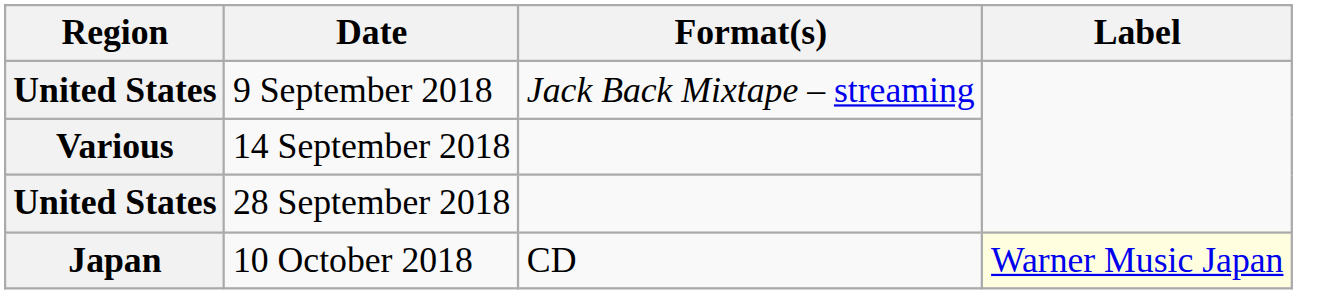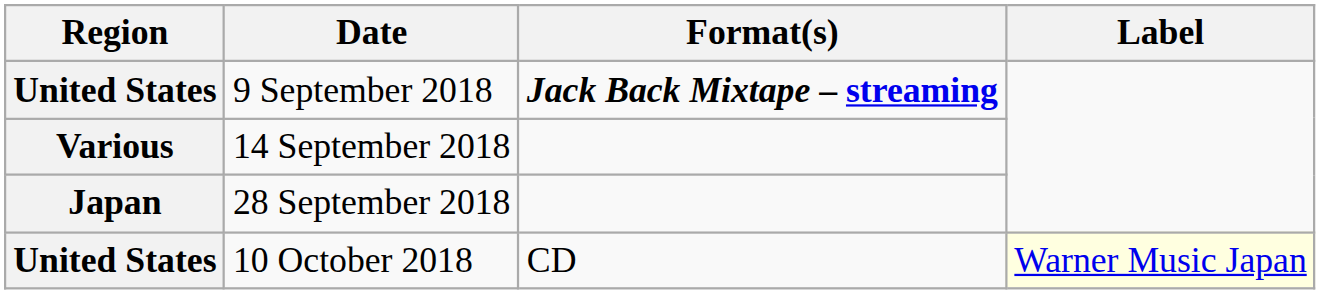(751, 89) normal -> (762, 89) bold
(115, 202) United States -> (115, 202) Japan
(115, 259) Japan -> (115, 259) United States
